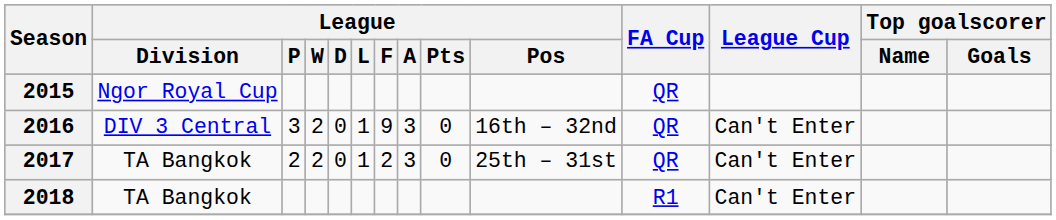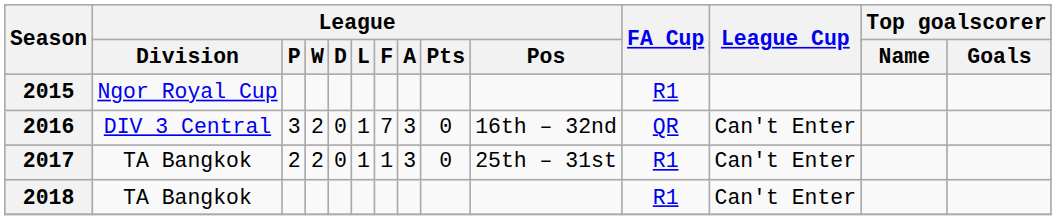(666, 92) QR -> (666, 92) R1
(387, 127) 9 -> (387, 127) 7
(387, 162) 2 -> (387, 162) 1
(666, 162) QR -> (666, 162) R1
